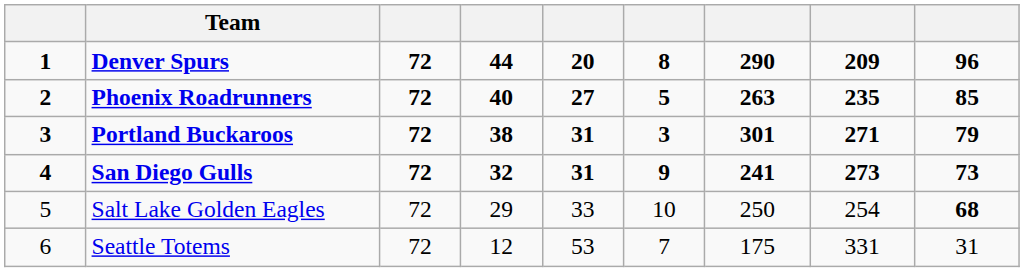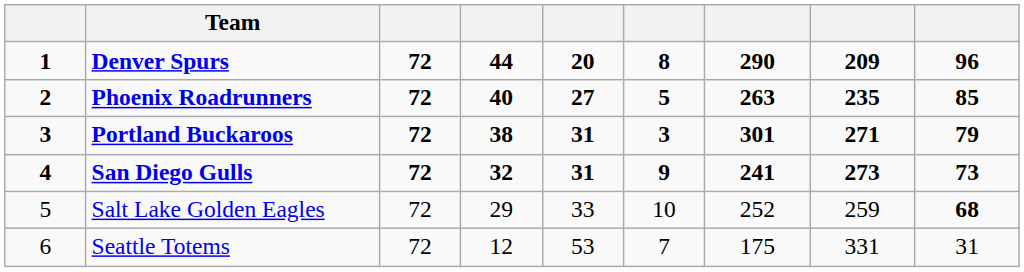(757, 209) 250 -> (757, 209) 252
(862, 209) 254 -> (862, 209) 259
